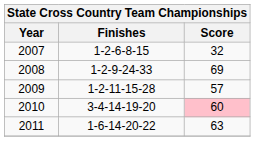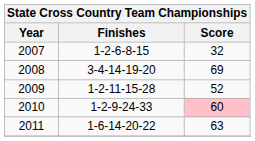(121, 70) 1-2-9-24-33 -> (121, 70) 3-4-14-19-20
(217, 88) 57 -> (217, 88) 52
(121, 107) 3-4-14-19-20 -> (121, 107) 1-2-9-24-33
